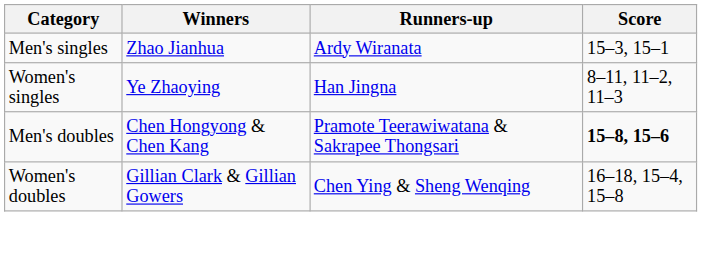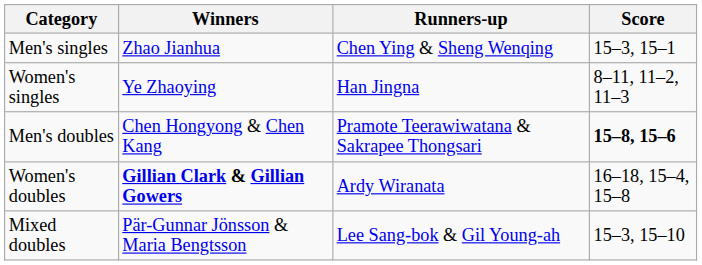(368, 47) Ardy Wiranata -> (445, 47) Chen Ying & Sheng Wenqing
(211, 185) normal -> (213, 185) bold
(422, 185) Chen Ying & Sheng Wenqing -> (391, 185) Ardy Wiranata
+ row: (37, 235)
